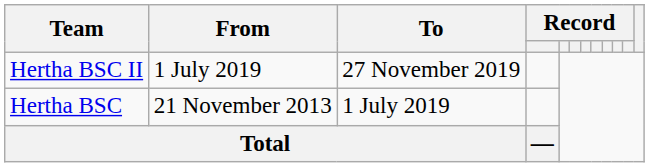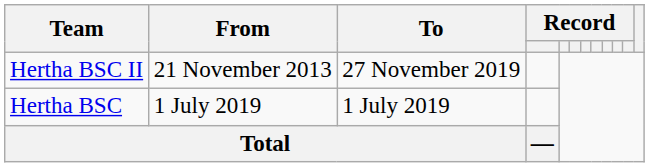(208, 69) 1 July 2019 -> (243, 69) 21 November 2013
(243, 106) 21 November 2013 -> (208, 106) 1 July 2019
